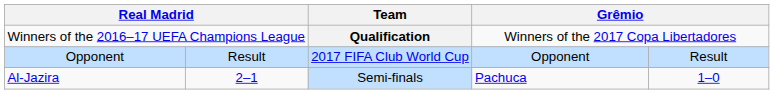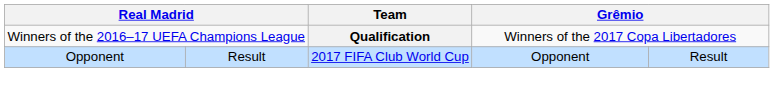- row: (33, 78)
